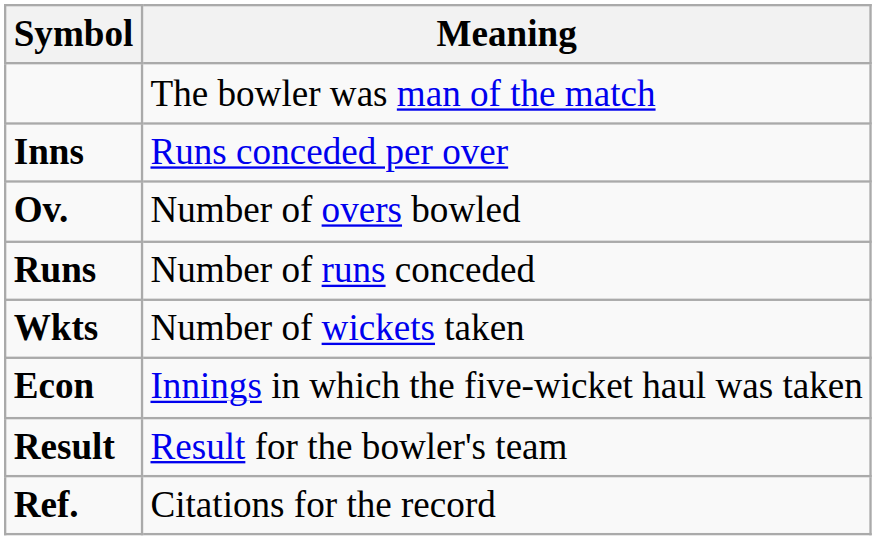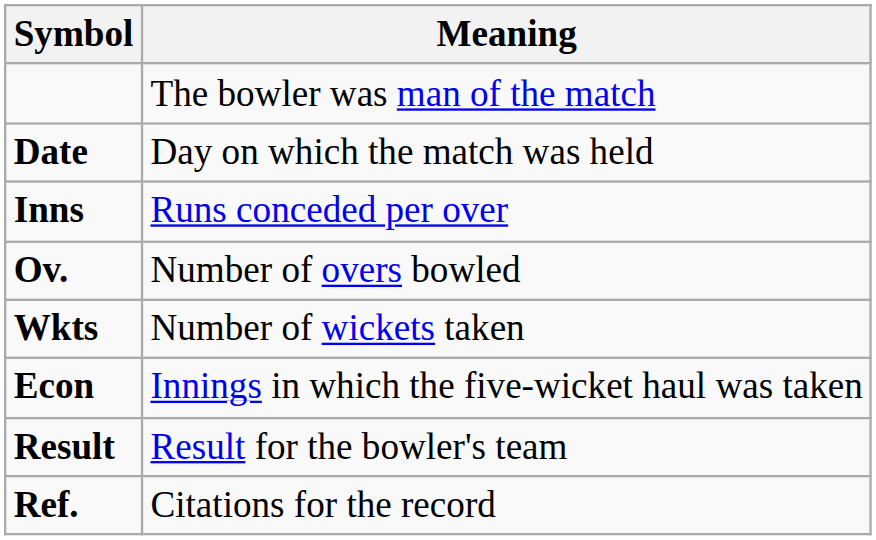+ row: (51, 151)
- row: (55, 269)
